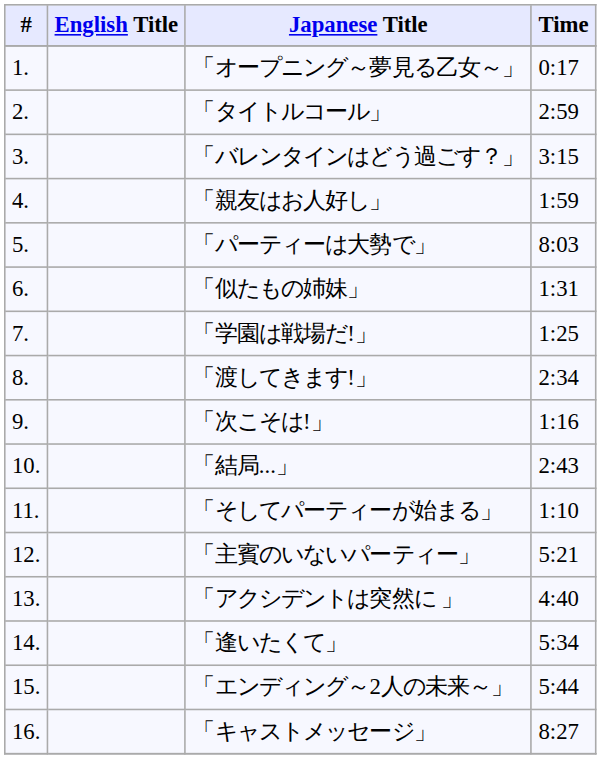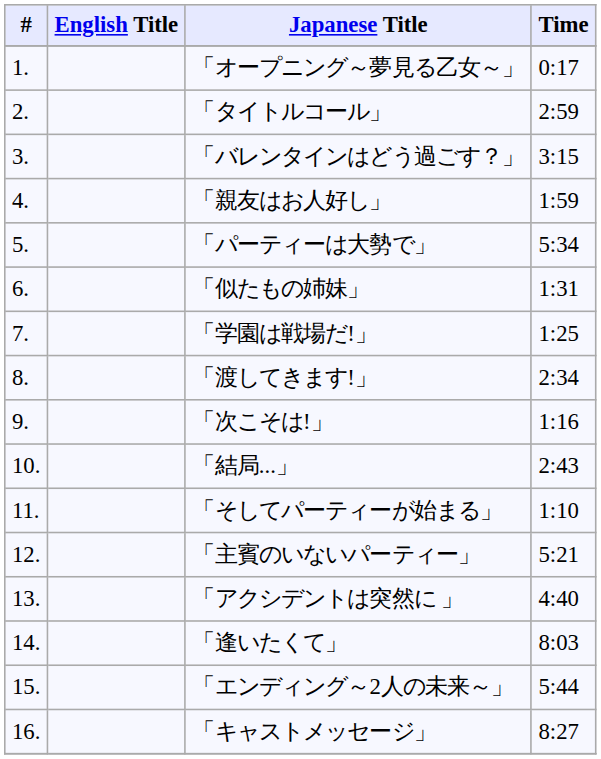(559, 245) 8:03 -> (559, 245) 5:34
(559, 643) 5:34 -> (559, 643) 8:03
